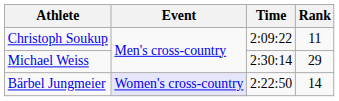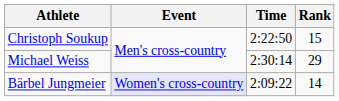(271, 39) 2:09:22 -> (271, 39) 2:22:50
(315, 39) 11 -> (315, 39) 15
(271, 84) 2:22:50 -> (271, 84) 2:09:22
